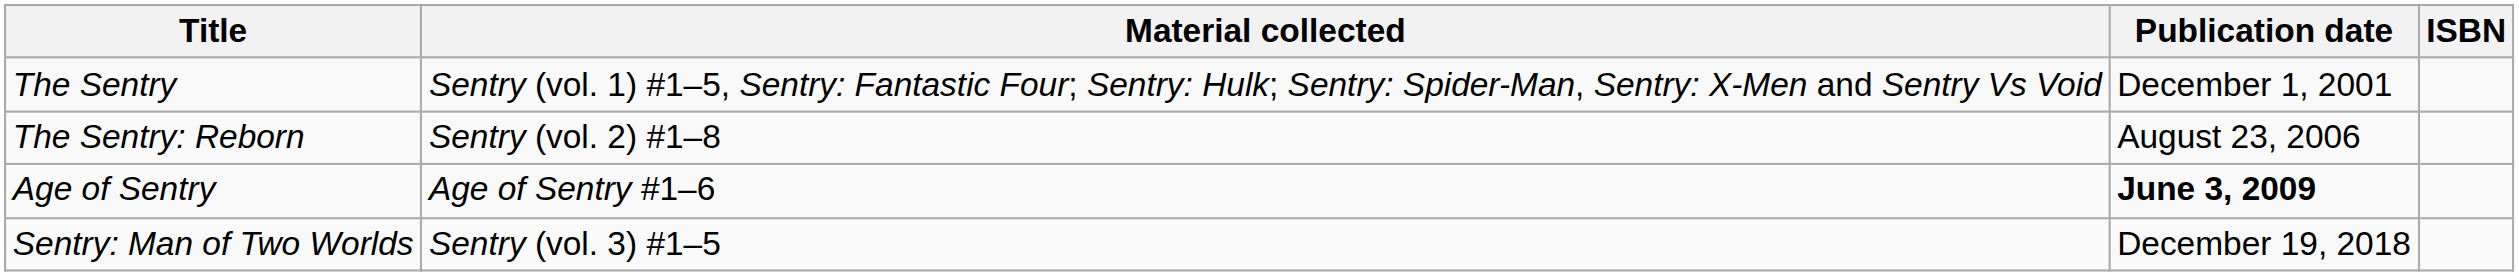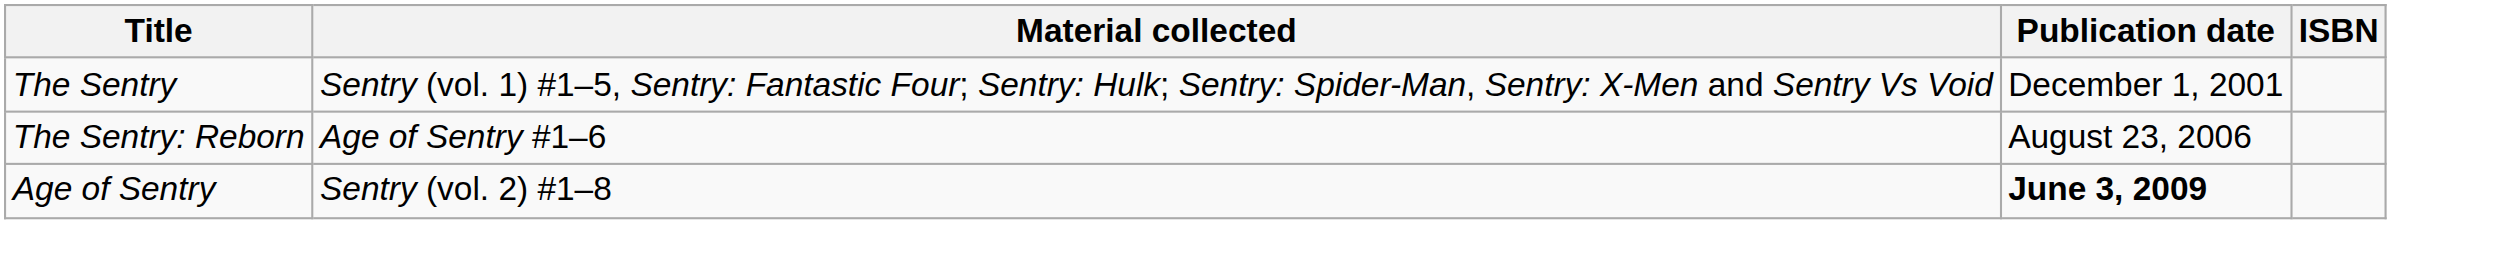(575, 137) Sentry (vol. 2) #1–8 -> (463, 137) Age of Sentry #1–6
(572, 190) Age of Sentry #1–6 -> (466, 190) Sentry (vol. 2) #1–8
- row: (213, 243)
